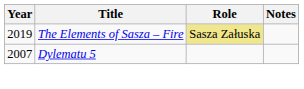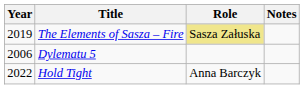(20, 53) 2007 -> (20, 53) 2006
+ row: (65, 73)
